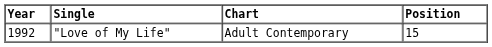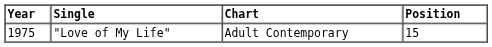(21, 33) 1992 -> (21, 33) 1975
